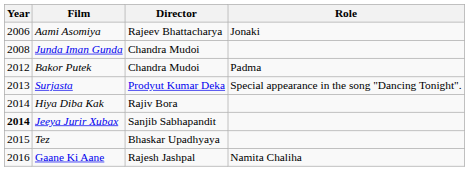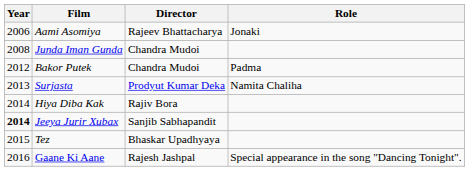(346, 85) Special appearance in the song "Dancing Tonight". -> (266, 85) Namita Chaliha
(266, 157) Namita Chaliha -> (346, 157) Special appearance in the song "Dancing Tonight".
